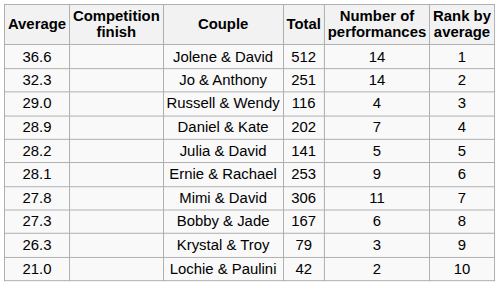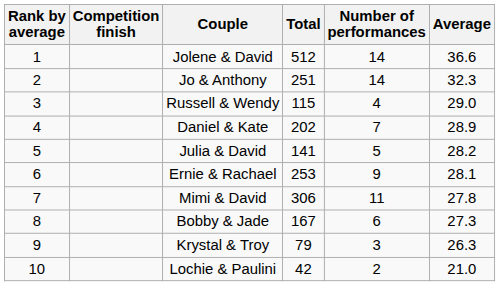columns swapped: (462, 24) <-> (37, 24)
(304, 103) 116 -> (303, 103) 115
